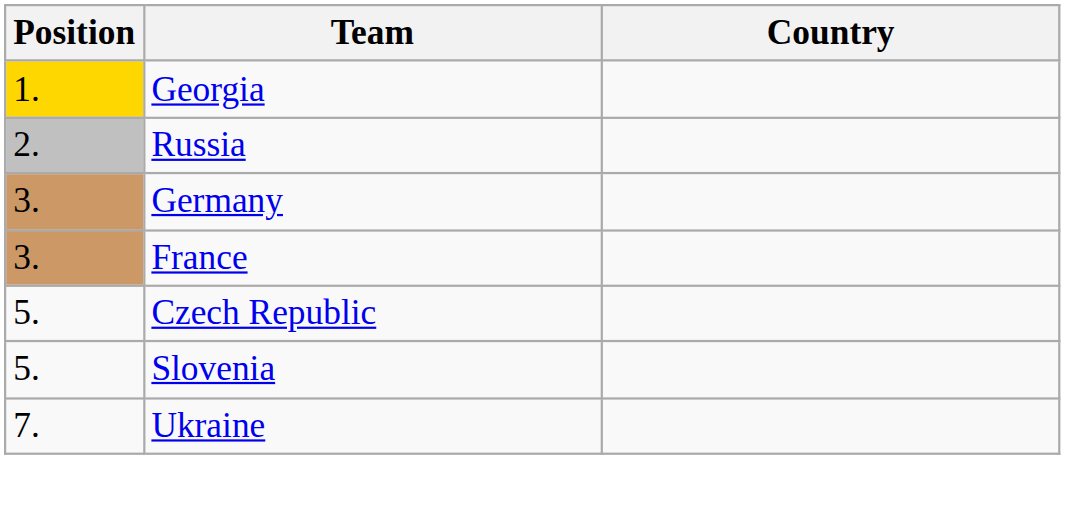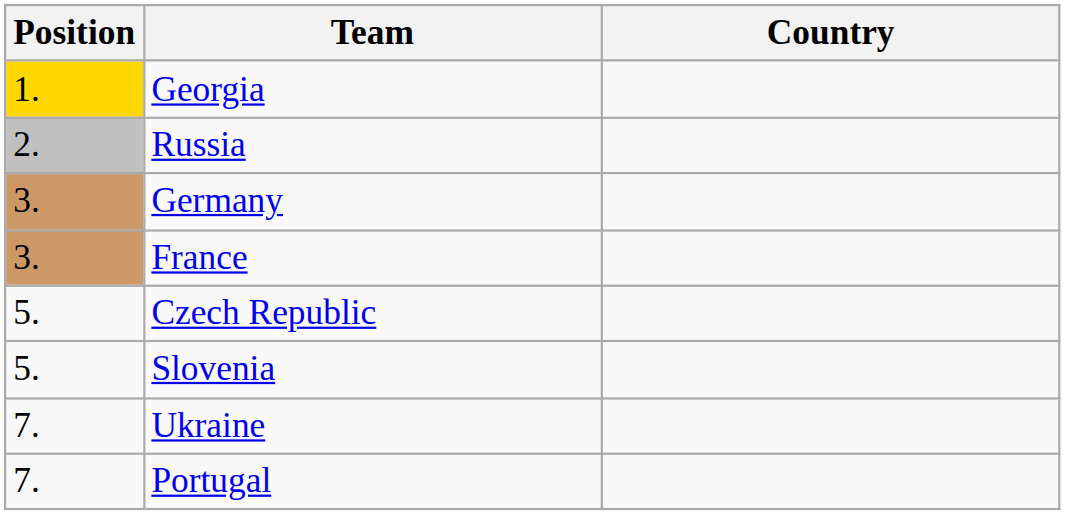+ row: (211, 481)
